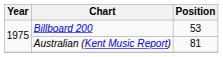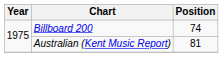(195, 28) 53 -> (195, 28) 74
